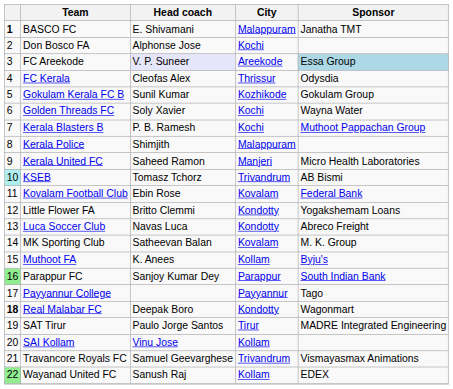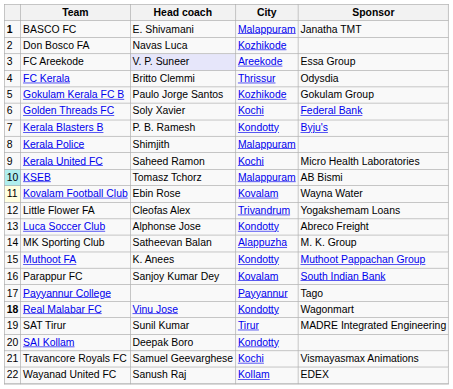(167, 45) Alphonse Jose -> (160, 45) Navas Luca
(251, 45) Kochi -> (262, 45) Kozhikode
(328, 62) lightblue background -> (328, 62) no background
(161, 78) Cleofas Alex -> (164, 78) Britto Clemmi
(161, 95) Sunil Kumar -> (178, 95) Paulo Jorge Santos
(332, 111) Wayna Water -> (331, 111) Federal Bank
(251, 128) Kochi -> (258, 128) Kondotty
(363, 128) Muthoot Pappachan Group -> (314, 128) Byju's
(255, 161) Manjeri -> (251, 161) Kochi
(264, 177) Trivandrum -> (267, 177) Malappuram
(12, 194) no background -> (12, 194) lightyellow background
(331, 194) Federal Bank -> (332, 194) Wayna Water
(164, 210) Britto Clemmi -> (161, 210) Cleofas Alex
(258, 210) Kondotty -> (264, 210) Trivandrum
(160, 227) Navas Luca -> (167, 227) Alphonse Jose
(258, 243) Kovalam -> (262, 243) Alappuzha
(254, 260) Kollam -> (258, 260) Kondotty
(314, 260) Byju's -> (363, 260) Muthoot Pappachan Group
(13, 276) lightgreen background -> (13, 276) no background
(259, 276) Parappur -> (258, 276) Kovalam
(163, 309) Deepak Boro -> (155, 309) Vinu Jose
(178, 326) Paulo Jorge Santos -> (161, 326) Sunil Kumar
(155, 342) Vinu Jose -> (163, 342) Deepak Boro
(254, 342) Kollam -> (258, 342) Kondotty
(264, 359) Trivandrum -> (251, 359) Kochi
(13, 375) lightgreen background -> (13, 375) no background
